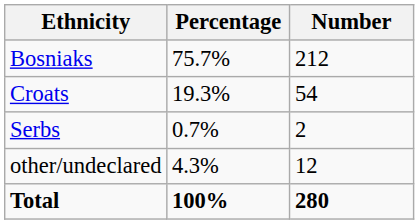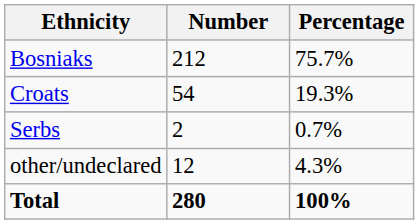columns swapped: (351, 22) <-> (228, 22)
